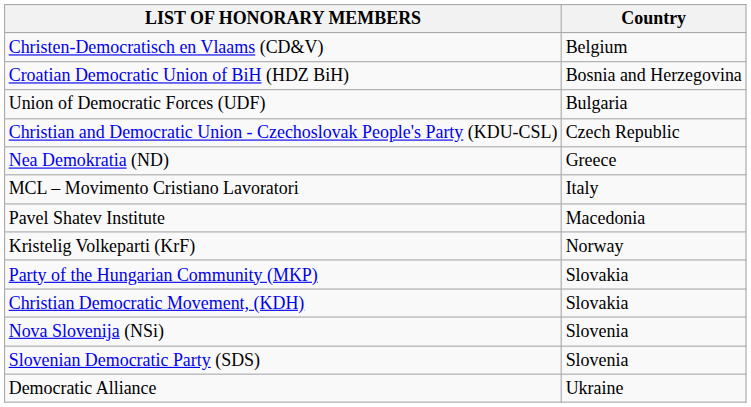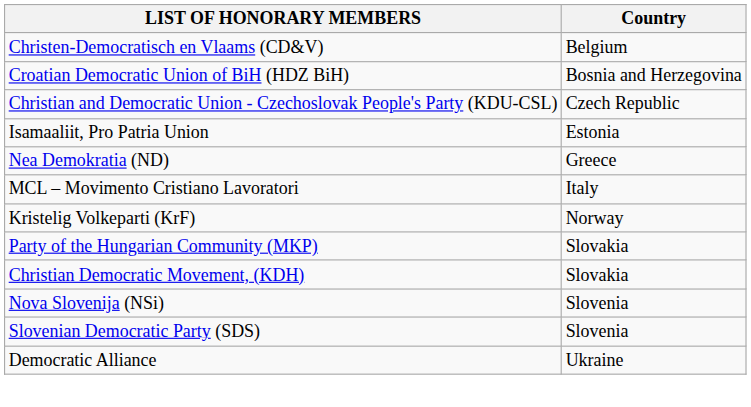- row: (137, 103)
+ row: (109, 132)
- row: (87, 217)
